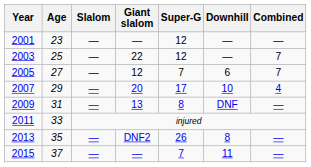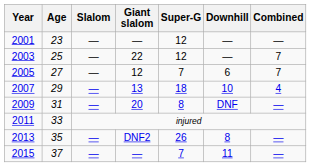(137, 89) 20 -> (137, 89) 13
(181, 89) 17 -> (181, 89) 18
(137, 105) 13 -> (137, 105) 20
